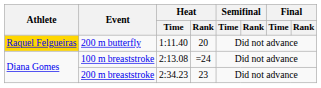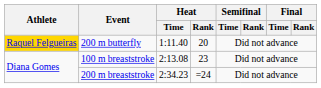(203, 59) =24 -> (203, 59) 23
(203, 75) 23 -> (203, 75) =24
